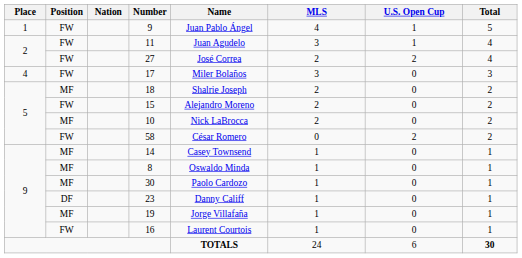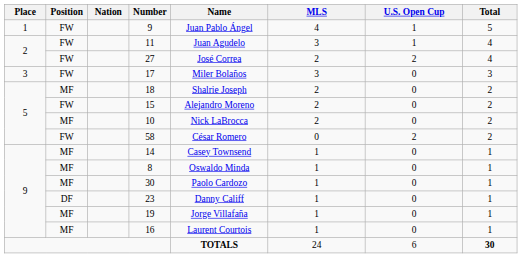(25, 74) 4 -> (25, 74) 3
(67, 229) FW -> (67, 229) MF
